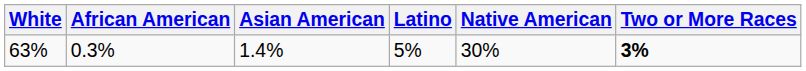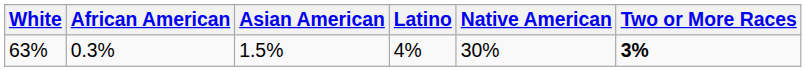(261, 50) 1.4% -> (261, 50) 1.5%
(408, 50) 5% -> (408, 50) 4%
